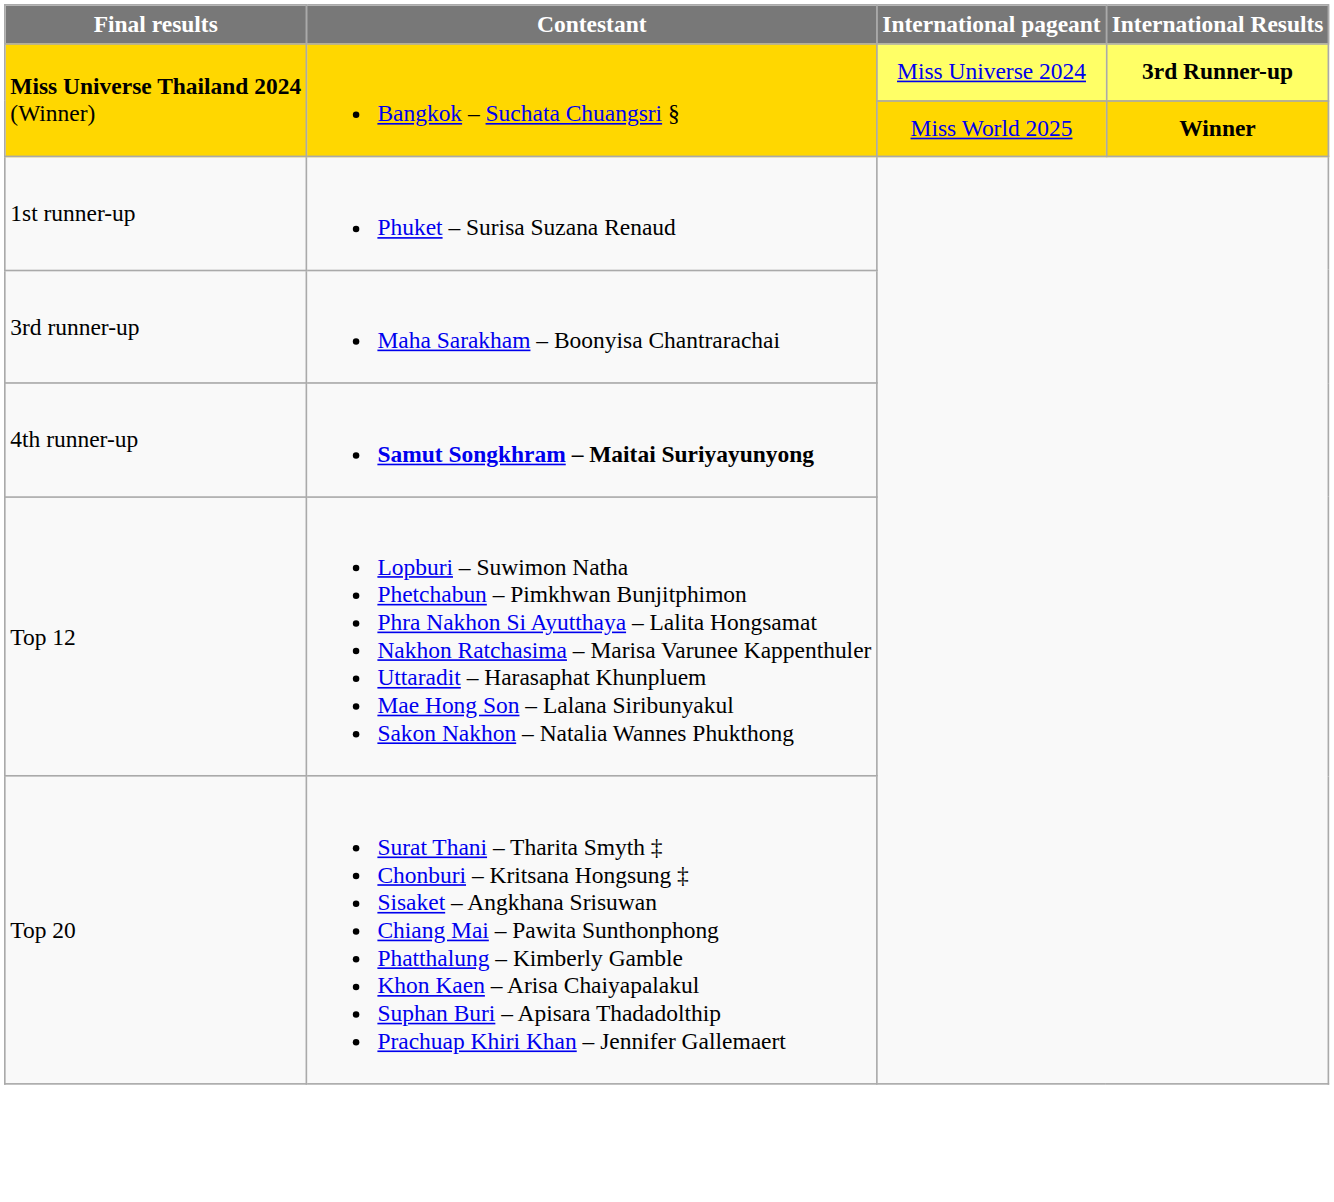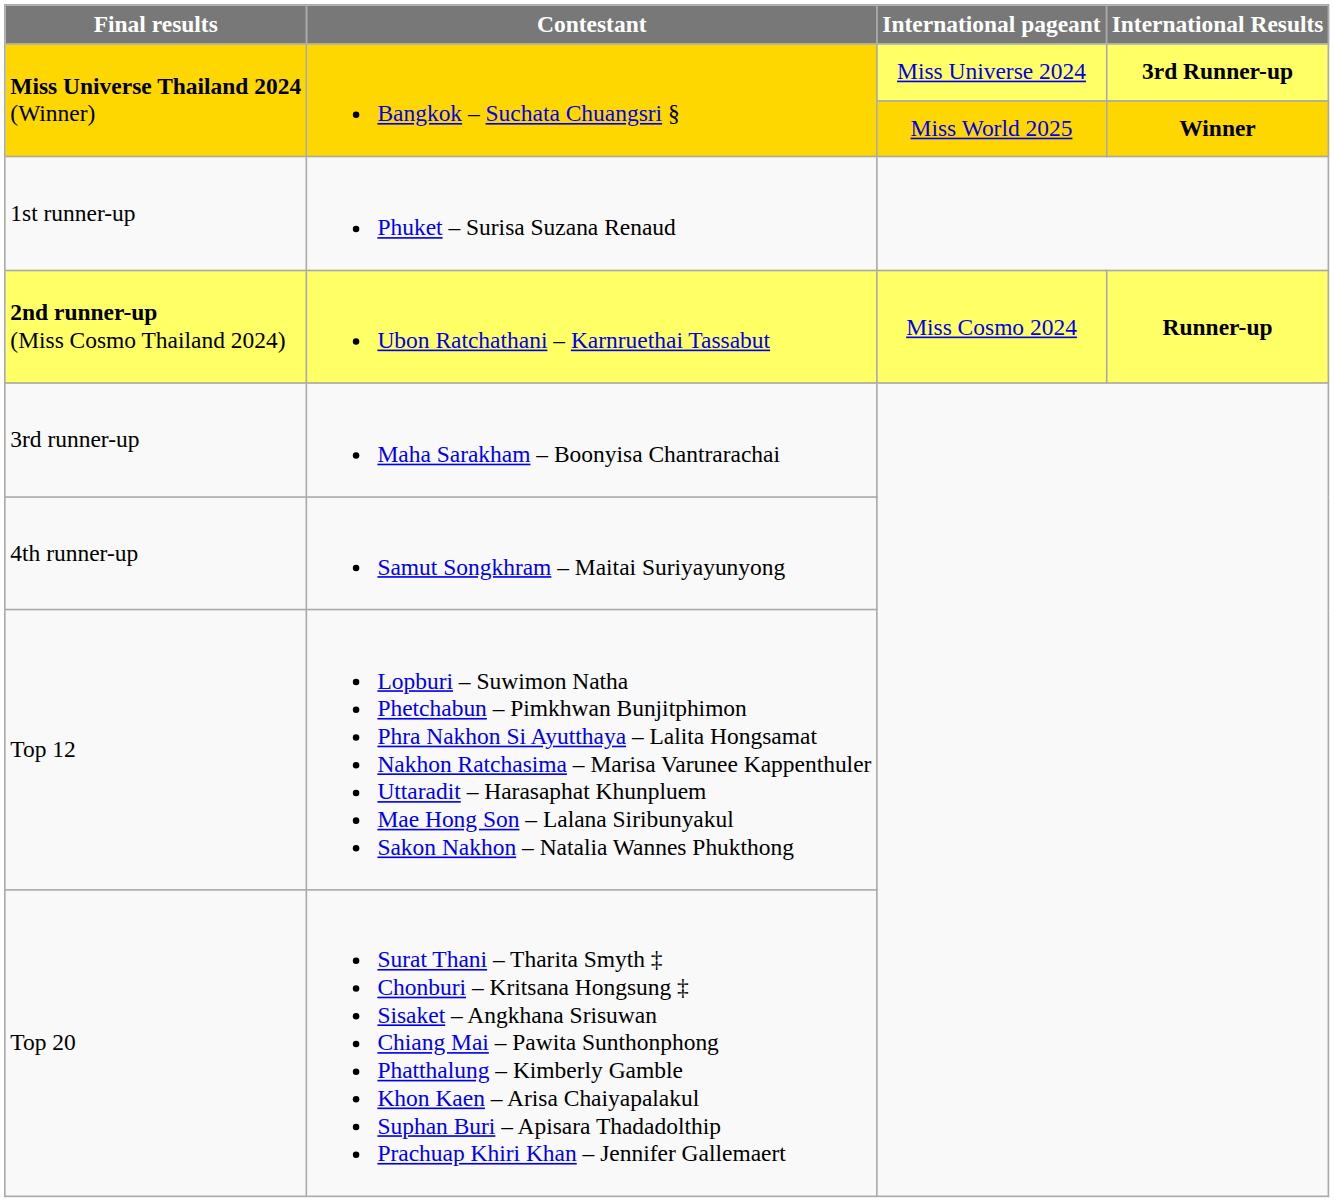+ row: (148, 326)
(592, 454) bold -> (592, 568) normal
